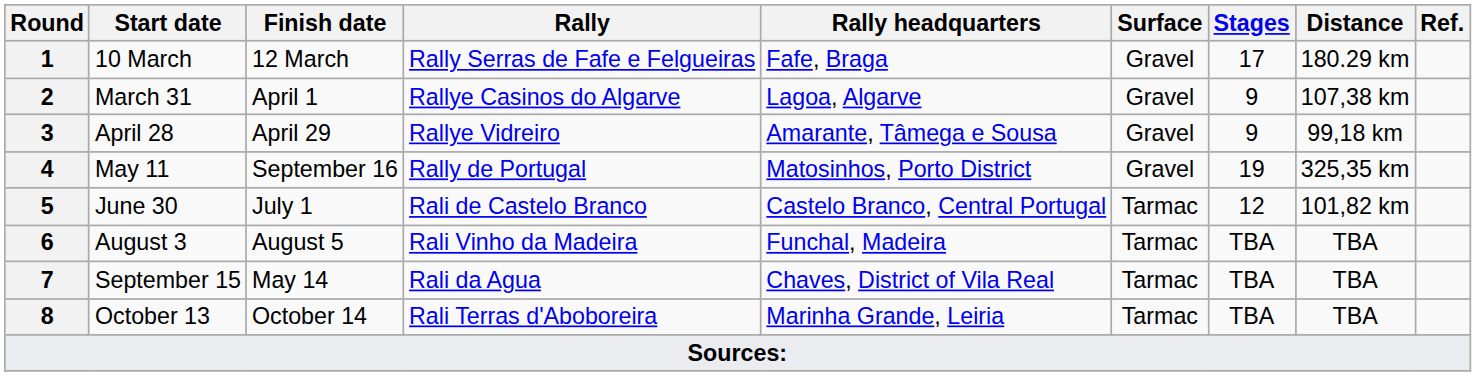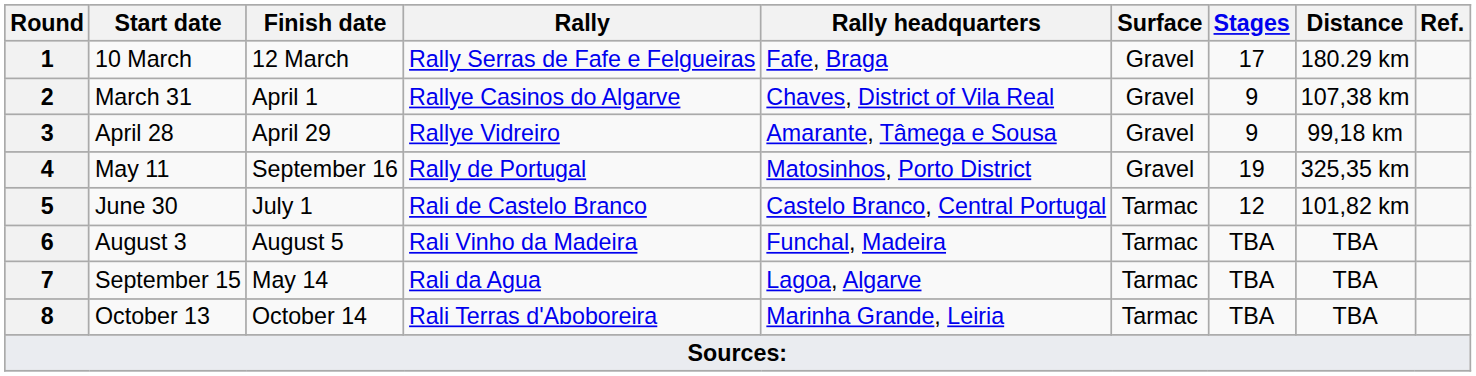(844, 96) Lagoa, Algarve -> (910, 96) Chaves, District of Vila Real
(910, 279) Chaves, District of Vila Real -> (844, 279) Lagoa, Algarve
